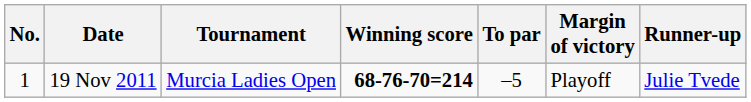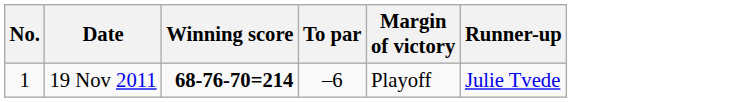- column: (251, 33)
(512, 80) –5 -> (332, 80) –6
